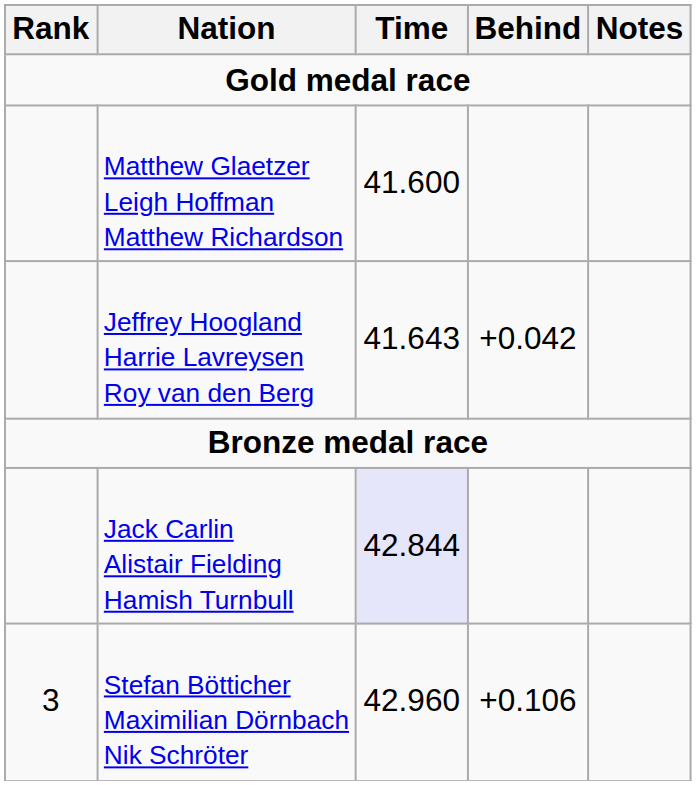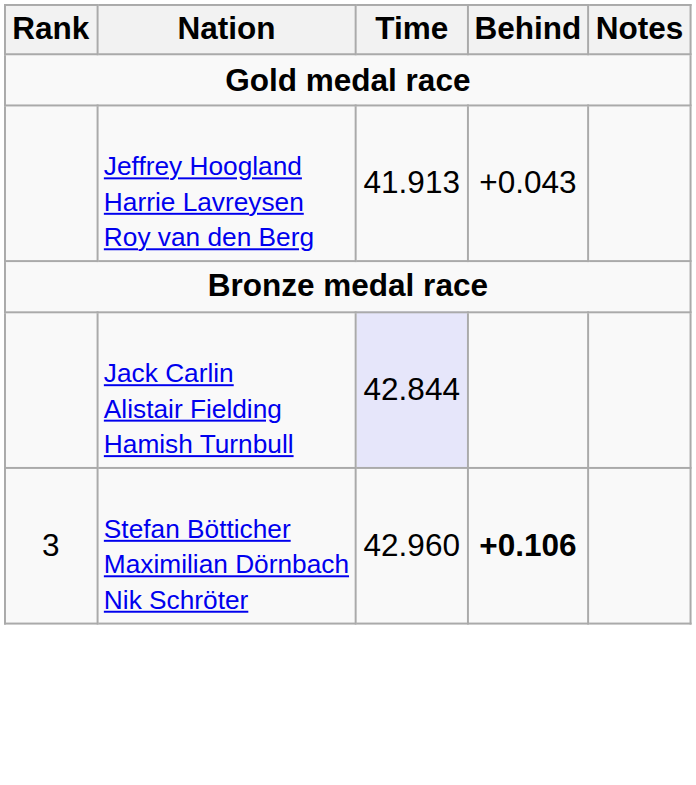- row: (224, 202)
(412, 339) 41.643 -> (412, 182) 41.913
(528, 339) +0.042 -> (528, 182) +0.043
(528, 701) normal -> (528, 545) bold
